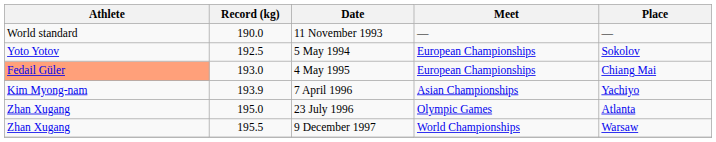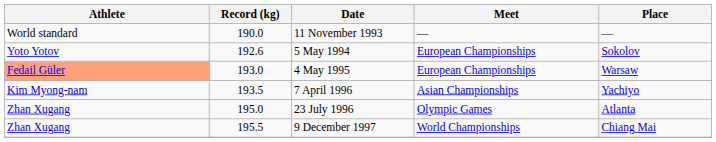(250, 52) 192.5 -> (250, 52) 192.6
(629, 71) Chiang Mai -> (620, 71) Warsaw
(250, 90) 193.9 -> (250, 90) 193.5
(620, 128) Warsaw -> (629, 128) Chiang Mai
